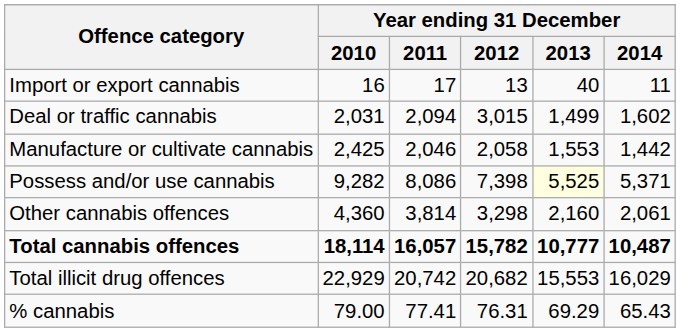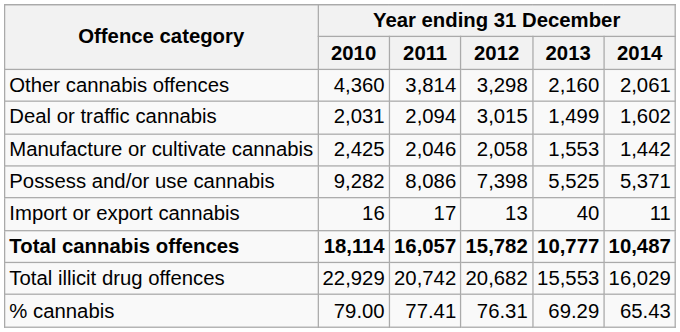rows swapped: (125, 85) <-> (119, 213)
(574, 181) lightyellow background -> (574, 181) no background
